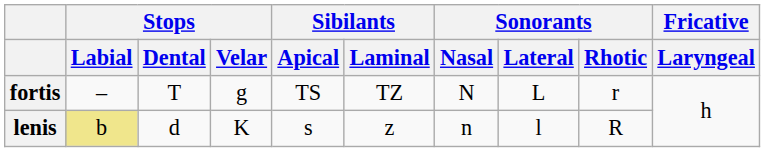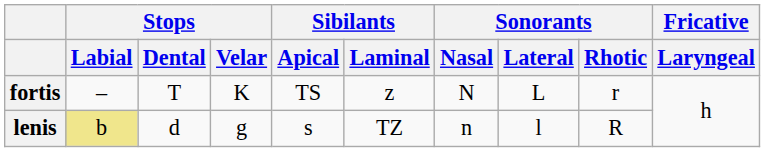(242, 92) g -> (242, 92) K
(390, 92) TZ -> (390, 92) z
(242, 127) K -> (242, 127) g
(390, 127) z -> (390, 127) TZ
